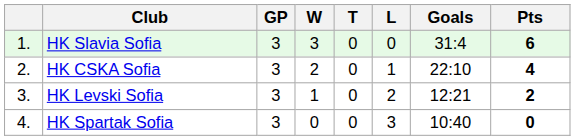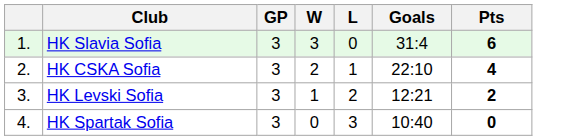- column: (353, 17)
